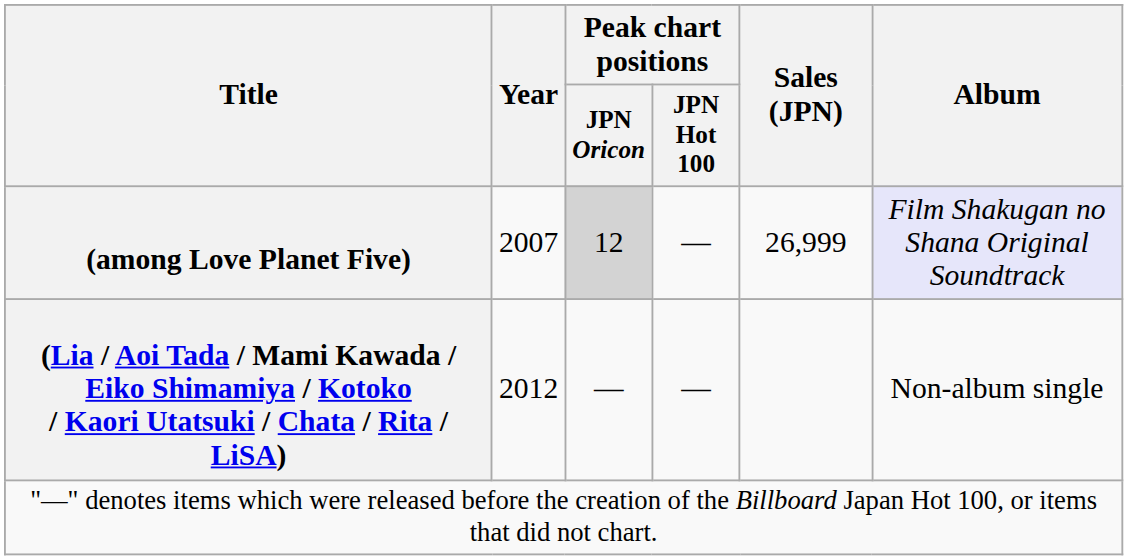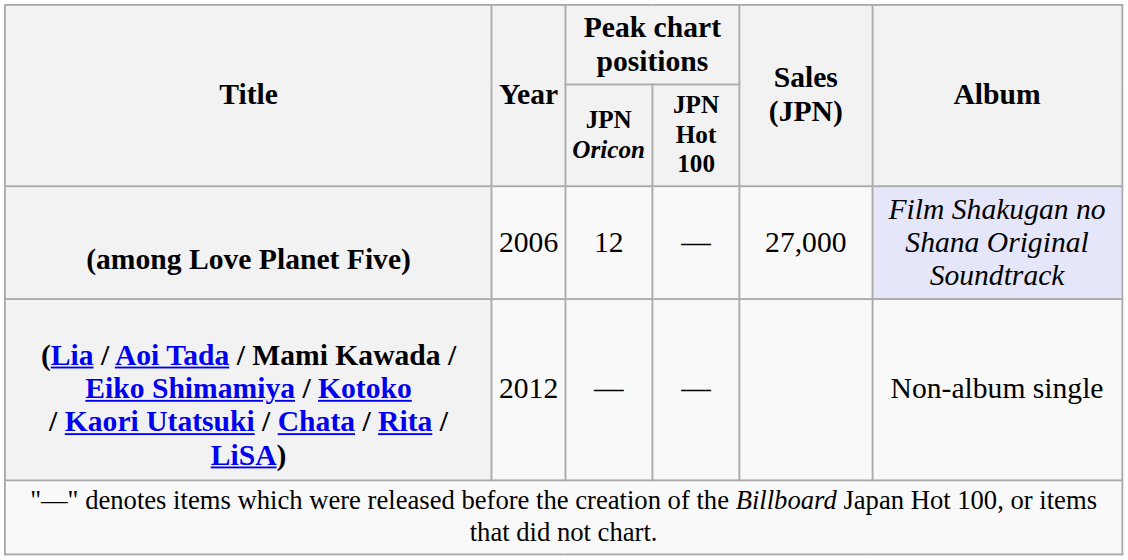(529, 242) 2007 -> (529, 242) 2006
(609, 242) lightgrey background -> (609, 242) no background
(806, 242) 26,999 -> (806, 242) 27,000
